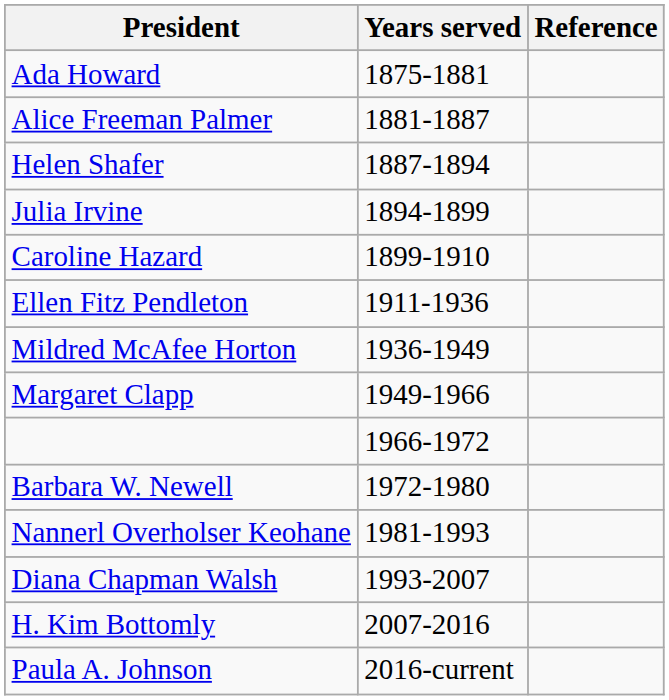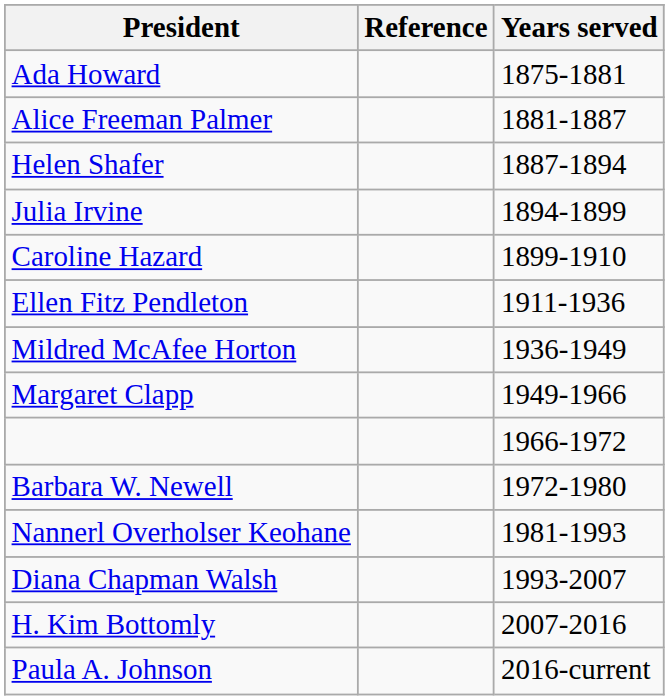columns swapped: (443, 27) <-> (596, 27)
